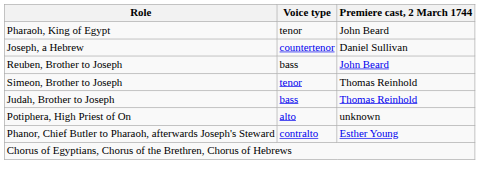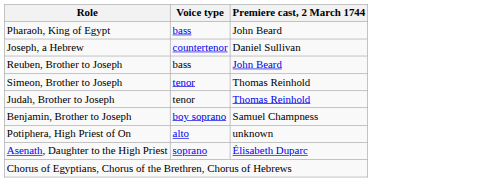(291, 30) tenor -> (182, 30) bass
(289, 99) bass -> (184, 99) tenor
+ row: (69, 116)
+ row: (87, 151)
- row: (141, 133)
